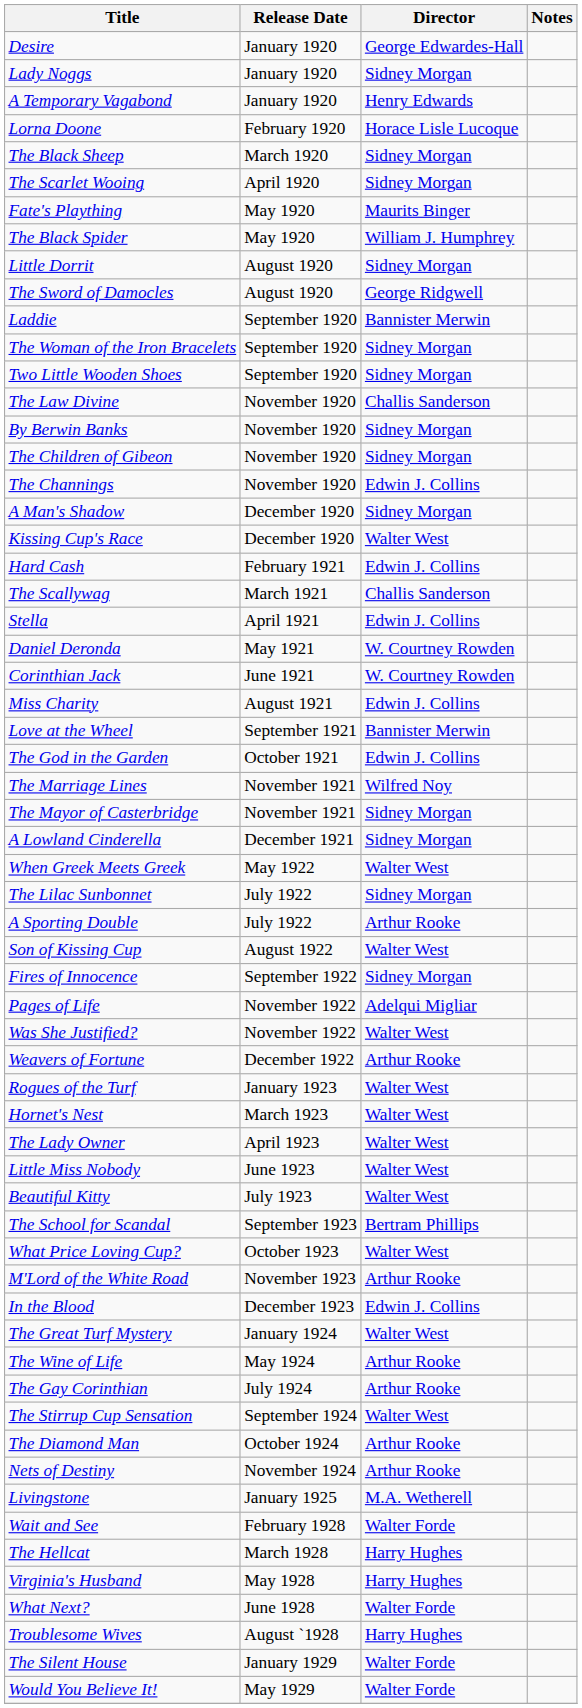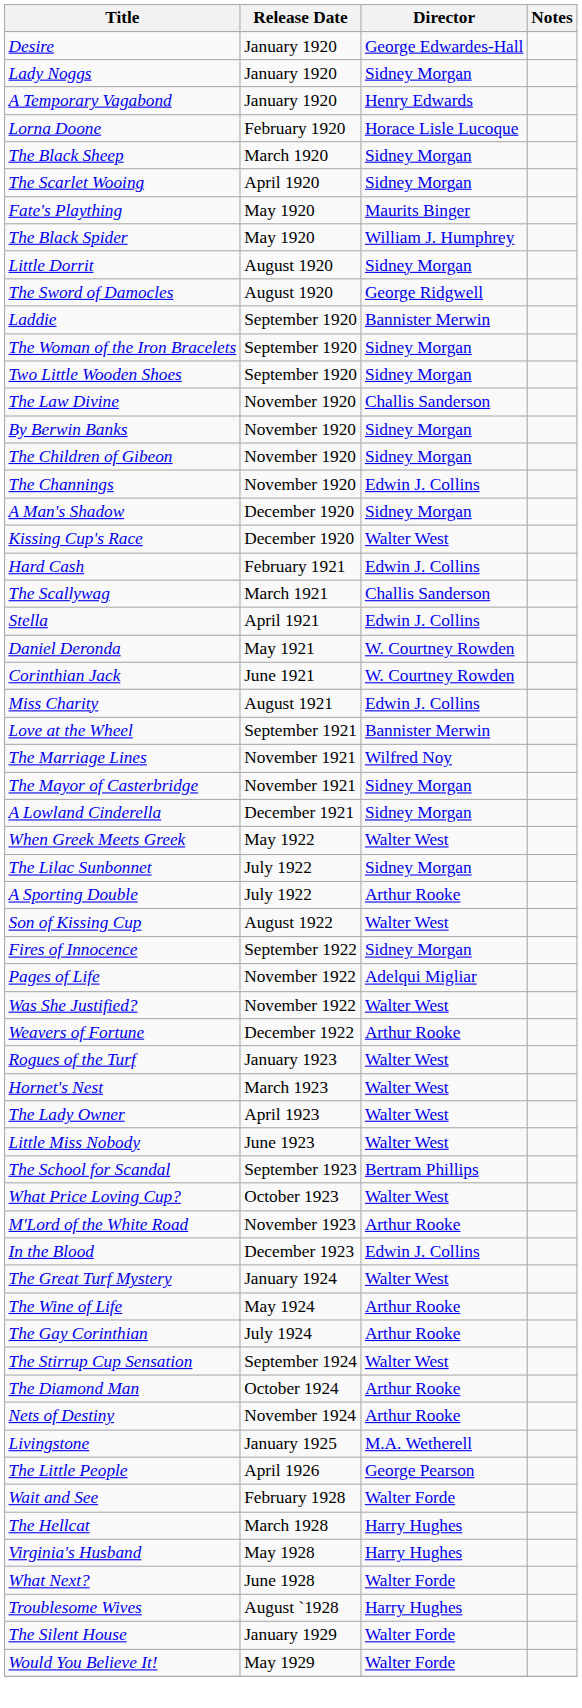- row: (88, 758)
- row: (59, 1196)
+ row: (68, 1470)
